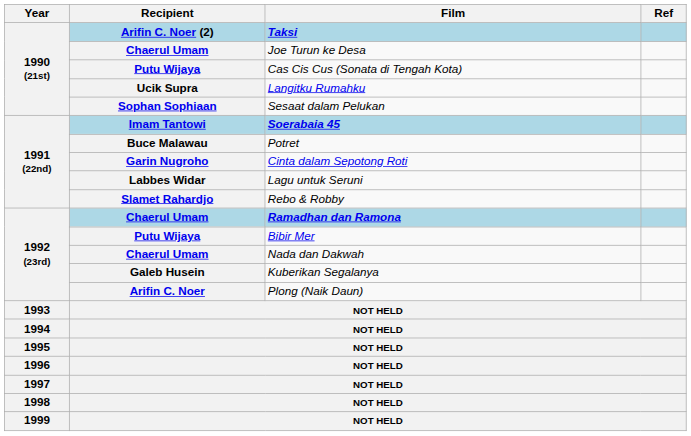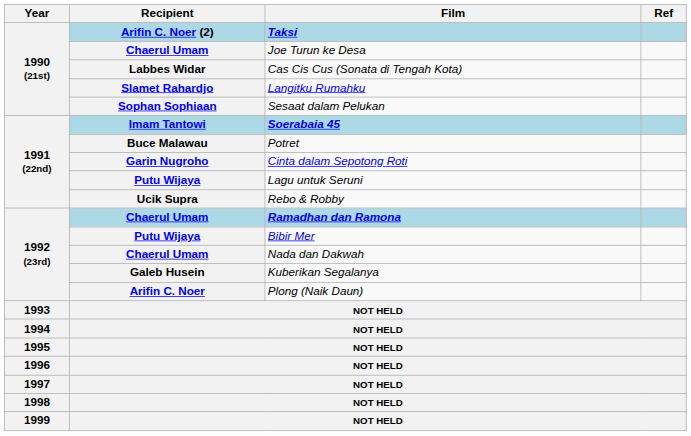(167, 69) Putu Wijaya -> (167, 69) Labbes Widar
(167, 87) Ucik Supra -> (167, 87) Slamet Rahardjo
(167, 180) Labbes Widar -> (167, 180) Putu Wijaya
(167, 198) Slamet Rahardjo -> (167, 198) Ucik Supra
